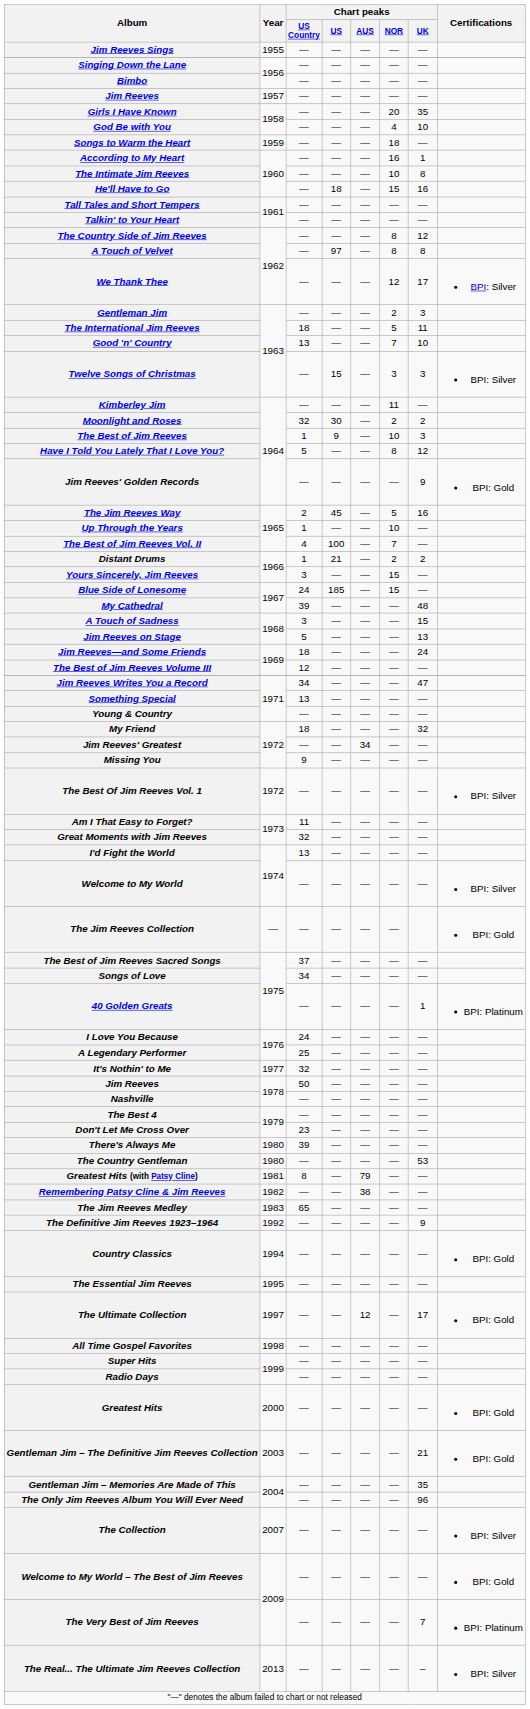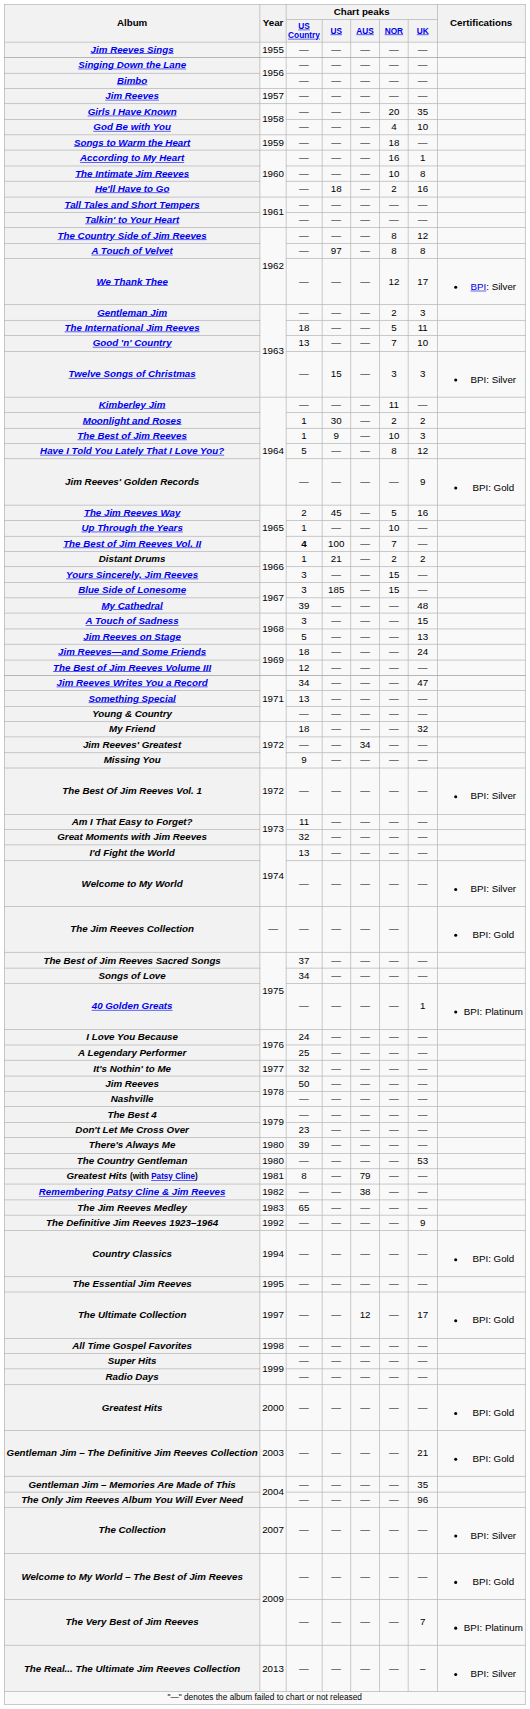(394, 189) 15 -> (394, 189) 2
(304, 420) 32 -> (304, 420) 1
(304, 543) normal -> (304, 543) bold
(304, 590) 24 -> (304, 590) 3
